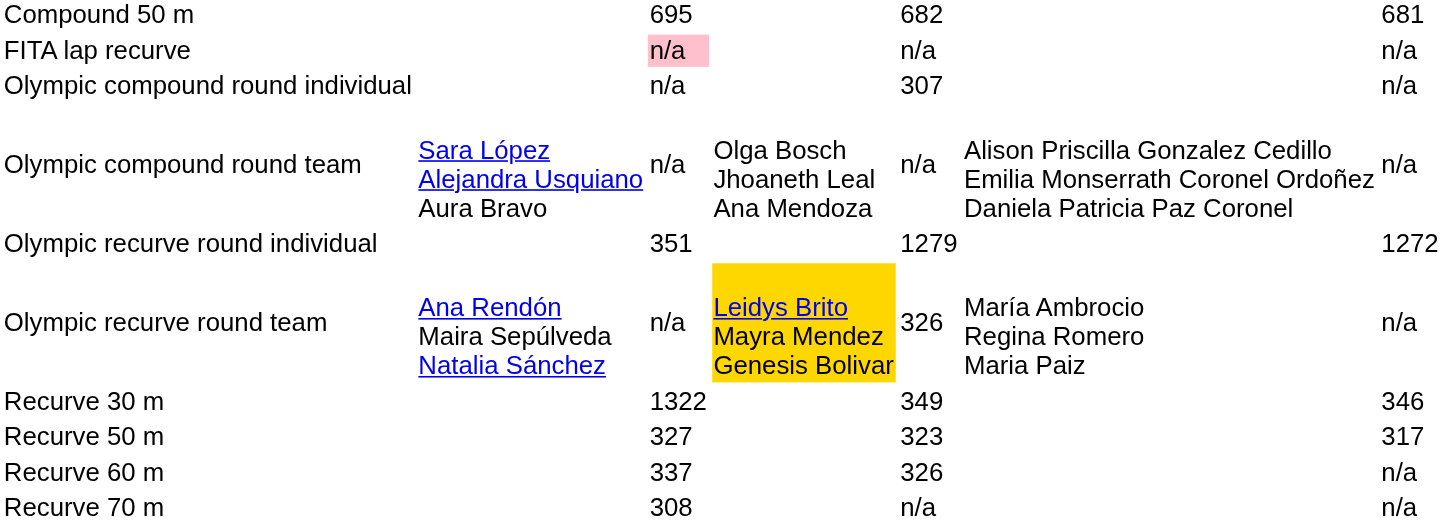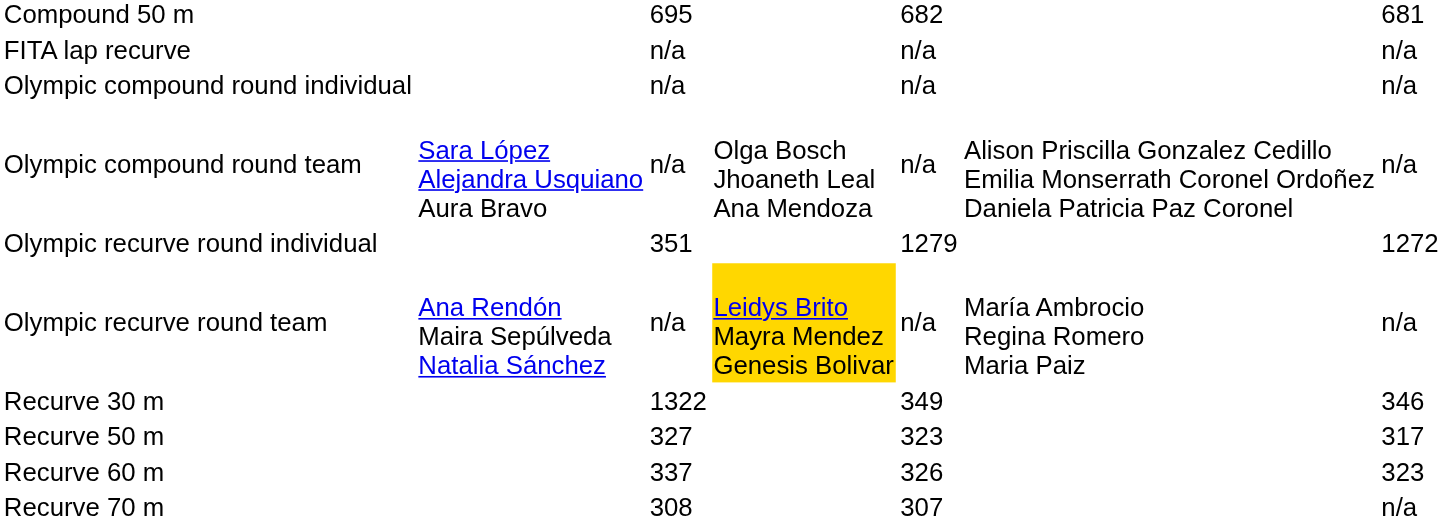(668, 50) pink background -> (668, 50) no background
(922, 85) 307 -> (918, 85) n/a
(922, 322) 326 -> (918, 322) n/a
(1399, 472) n/a -> (1403, 472) 323
(918, 507) n/a -> (922, 507) 307
